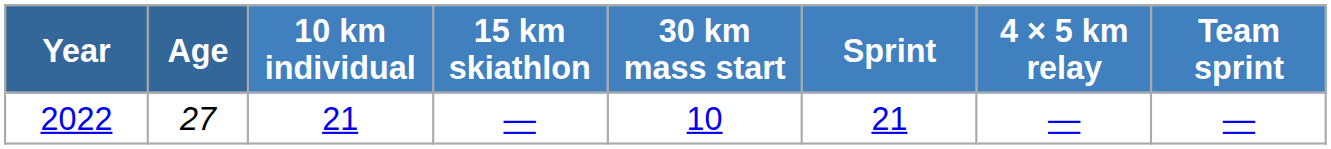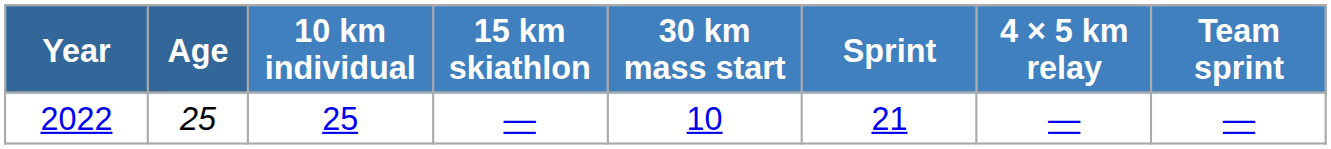(198, 118) 27 -> (198, 118) 25
(340, 118) 21 -> (340, 118) 25
